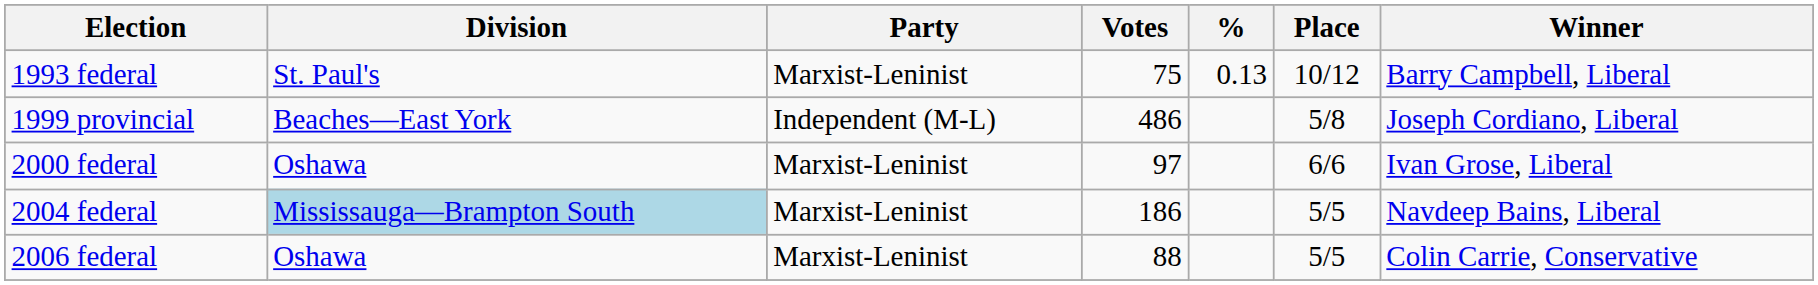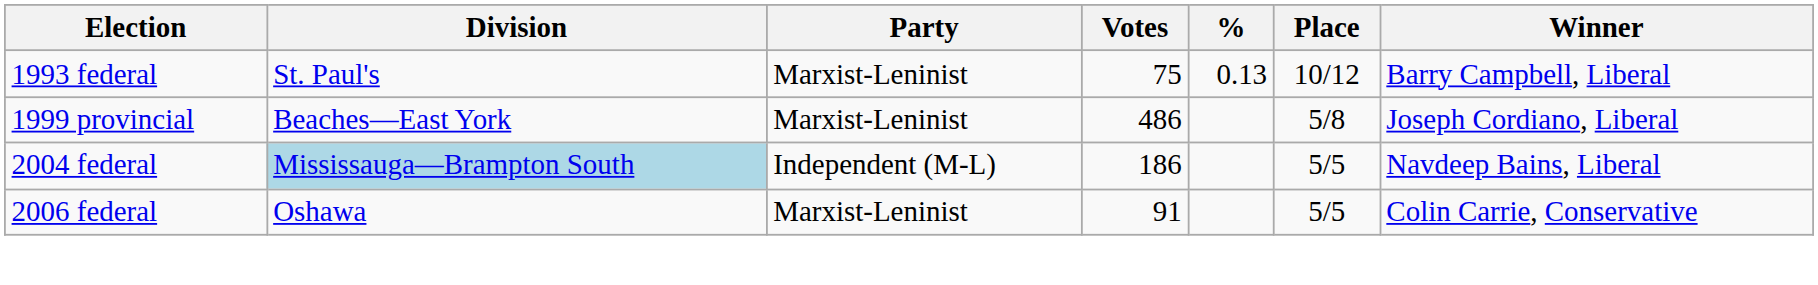(885, 119) Independent (M-L) -> (871, 119) Marxist-Leninist
- row: (84, 165)
(871, 211) Marxist-Leninist -> (885, 165) Independent (M-L)
(1167, 257) 88 -> (1167, 211) 91
